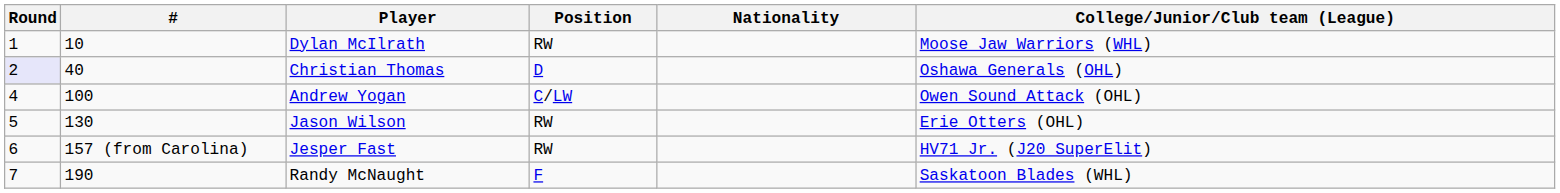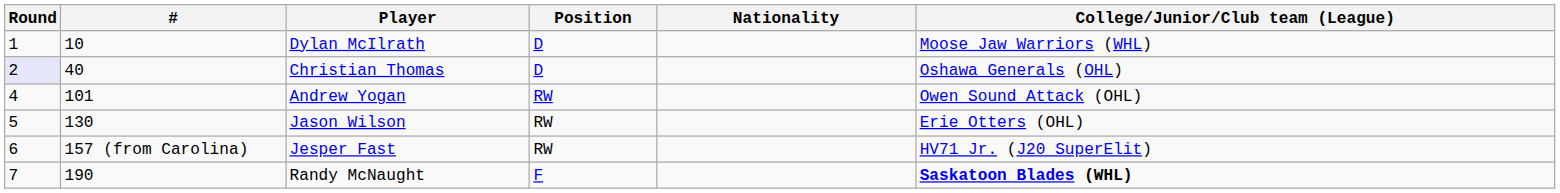(543, 44) RW -> (538, 44) D
(79, 97) 100 -> (79, 97) 101
(553, 97) C/LW -> (543, 97) RW
(1026, 175) normal -> (1026, 175) bold
